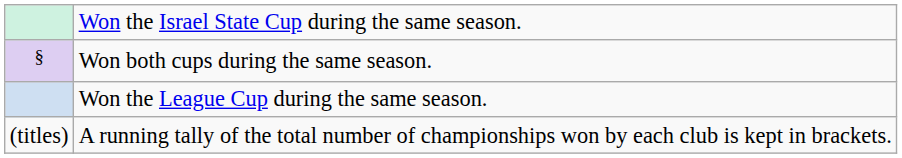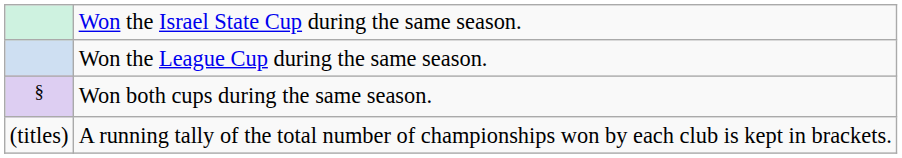rows swapped: (283, 99) <-> (255, 60)
